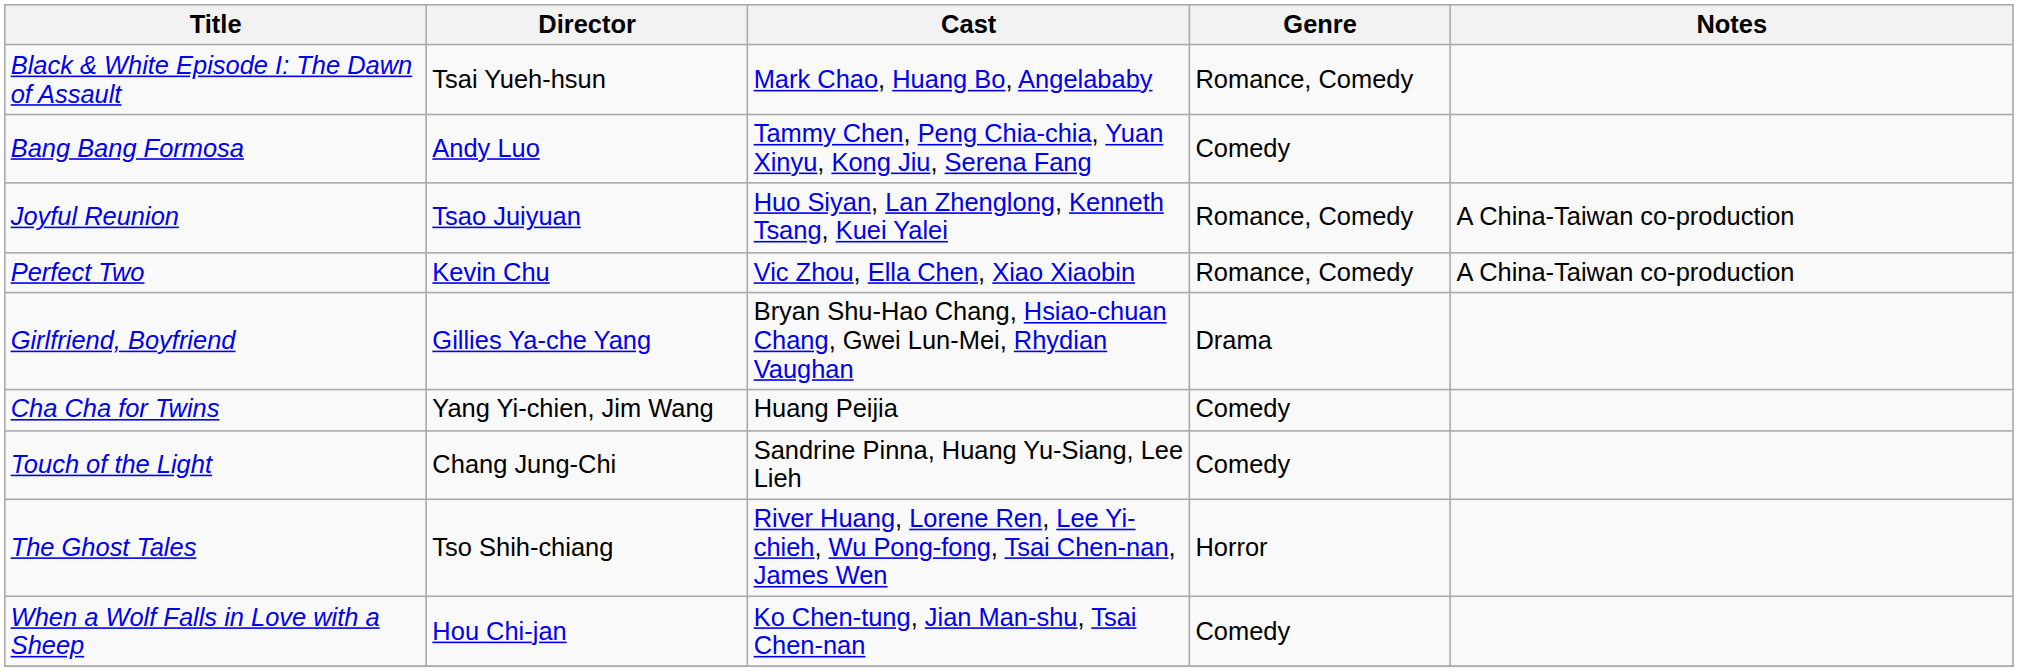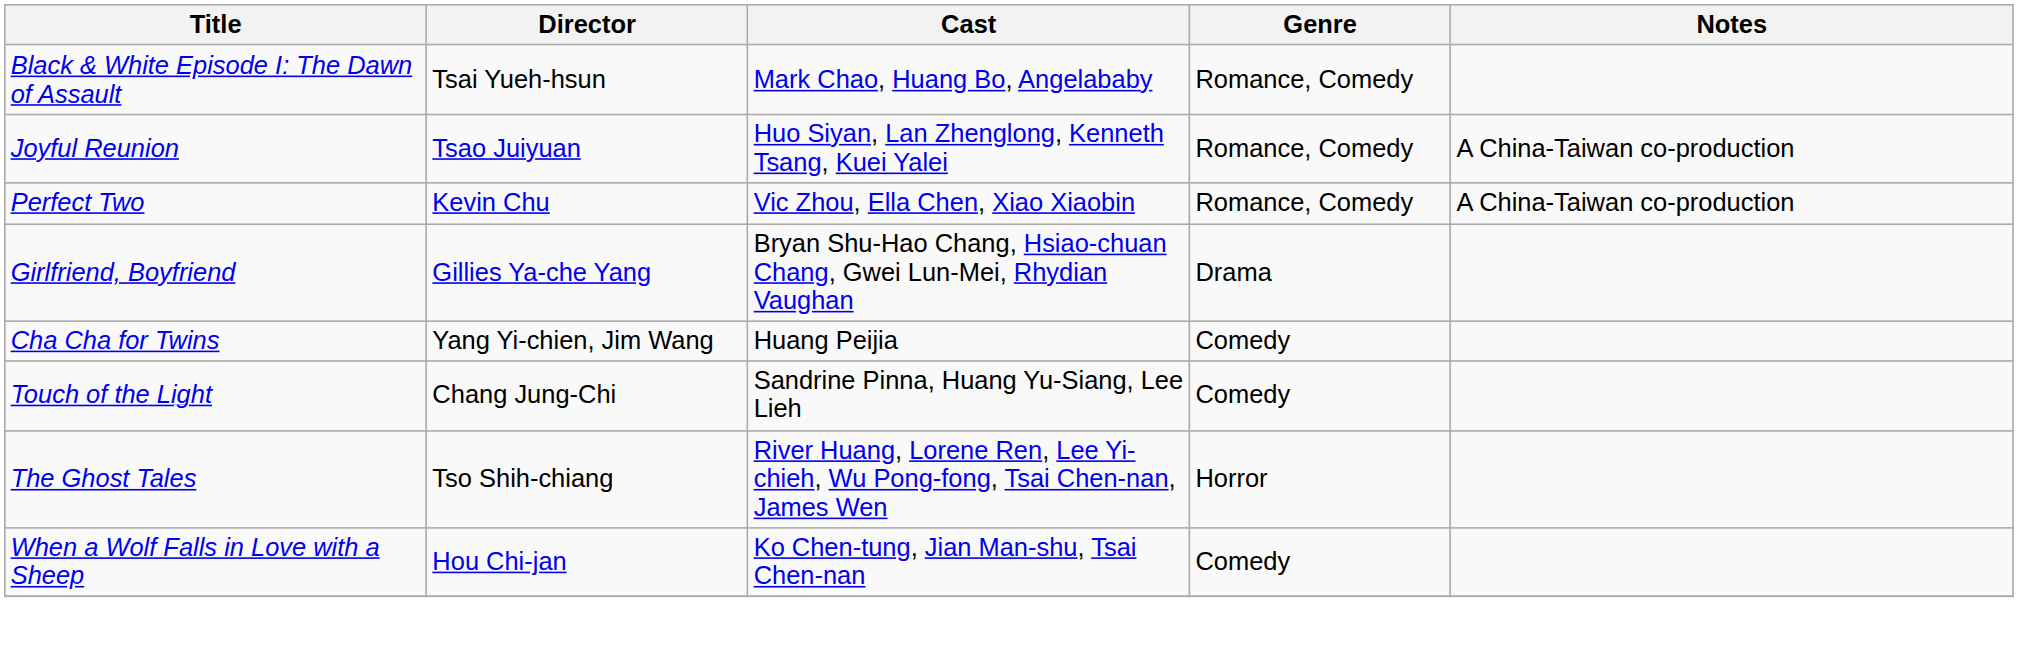- row: (127, 148)
